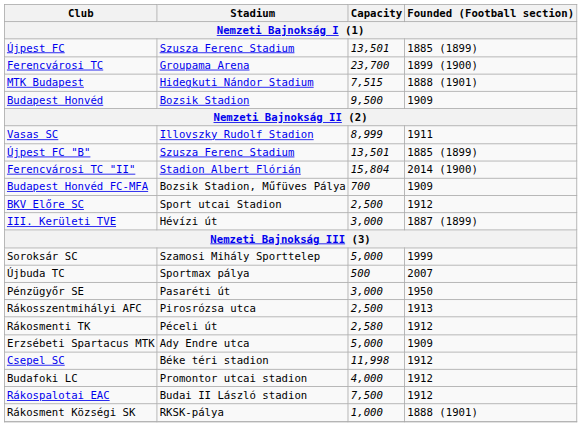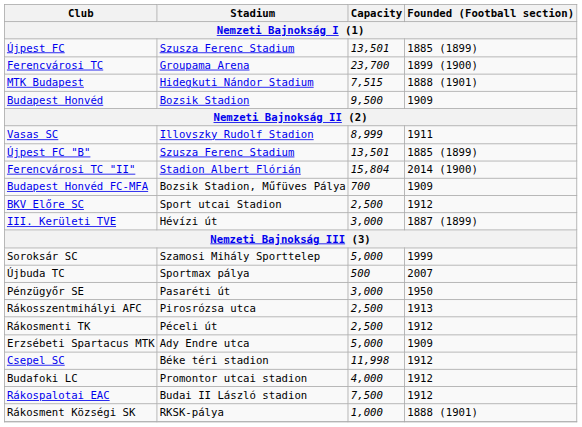(367, 326) 2,580 -> (367, 326) 2,500
